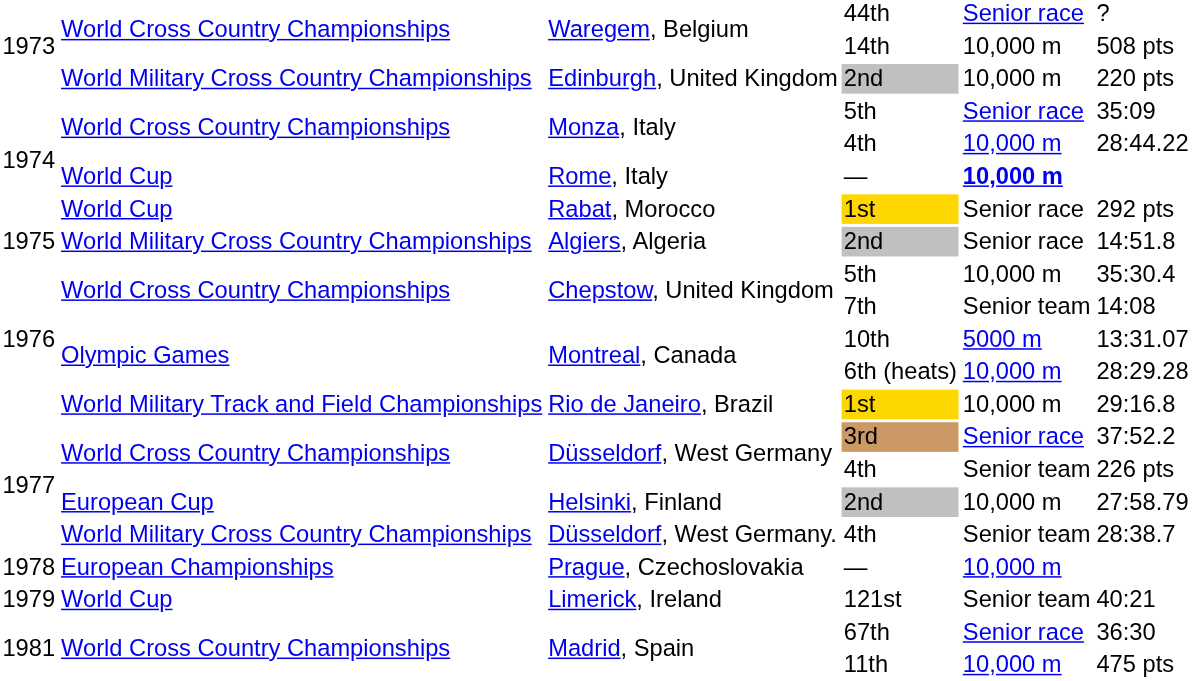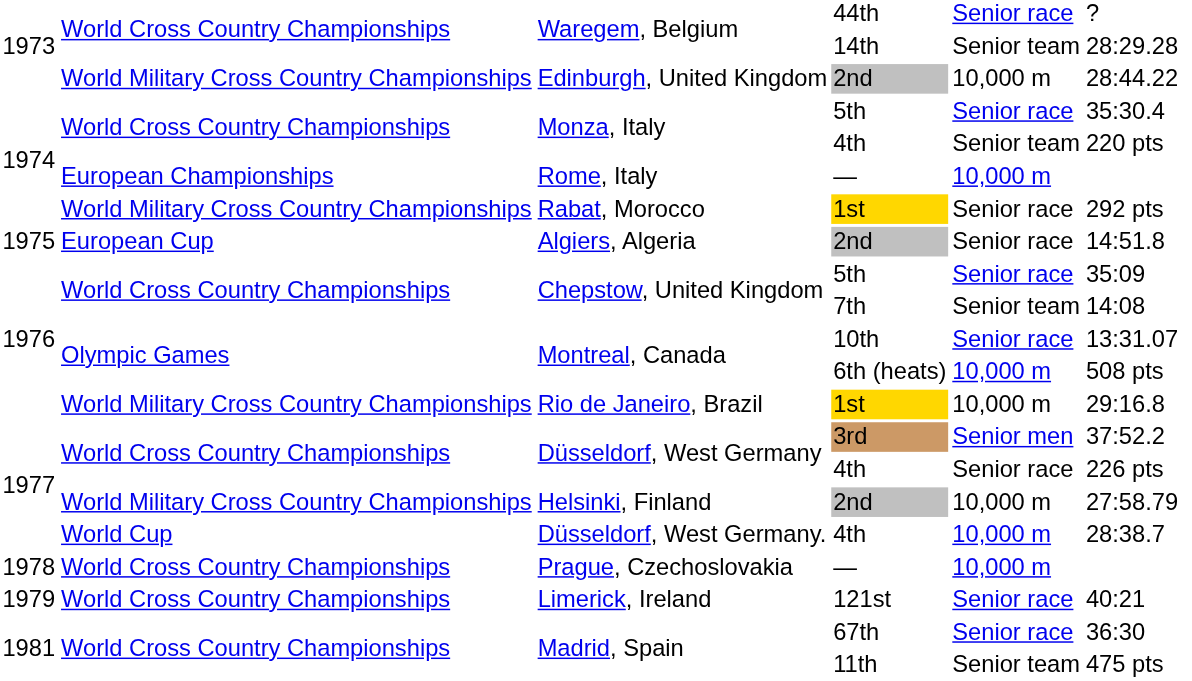(1012, 46) 10,000 m -> (1016, 46) Senior team
(1135, 46) 508 pts -> (1132, 46) 28:29.28
(1135, 78) 220 pts -> (1132, 78) 28:44.22
(1126, 111) 35:09 -> (1125, 111) 35:30.4
(1012, 143) 10,000 m -> (1016, 143) Senior team
(1143, 143) 28:44.22 -> (1125, 143) 220 pts
(117, 176) World Cup -> (197, 176) European Championships
(1013, 176) bold -> (1002, 176) normal
(117, 208) World Cup -> (296, 208) World Military Cross Country Championships
(296, 241) World Military Cross Country Championships -> (137, 241) European Cup
(1012, 274) 10,000 m -> (1013, 274) Senior race
(1136, 274) 35:30.4 -> (1116, 274) 35:09
(1002, 339) 5000 m -> (1013, 339) Senior race
(1143, 371) 28:29.28 -> (1125, 371) 508 pts
(302, 404) World Military Track and Field Championships -> (296, 404) World Military Cross Country Championships
(1023, 436) Senior race -> (1013, 436) Senior men
(1027, 469) Senior team -> (1013, 469) Senior race
(137, 501) European Cup -> (296, 501) World Military Cross Country Championships
(296, 534) World Military Cross Country Championships -> (117, 534) World Cup
(1027, 534) Senior team -> (1002, 534) 10,000 m
(197, 567) European Championships -> (256, 567) World Cross Country Championships
(117, 599) World Cup -> (256, 599) World Cross Country Championships
(1027, 599) Senior team -> (1013, 599) Senior race
(1012, 664) 10,000 m -> (1016, 664) Senior team
